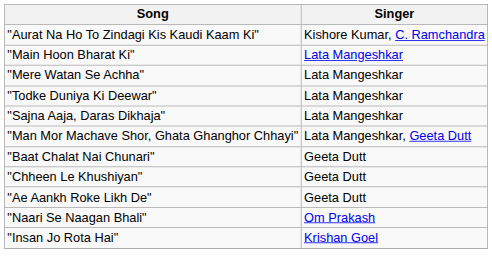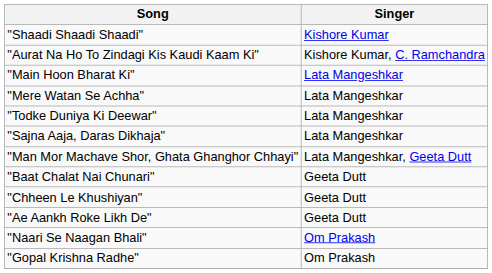+ row: (75, 34)
+ row: (73, 258)
- row: (63, 237)
